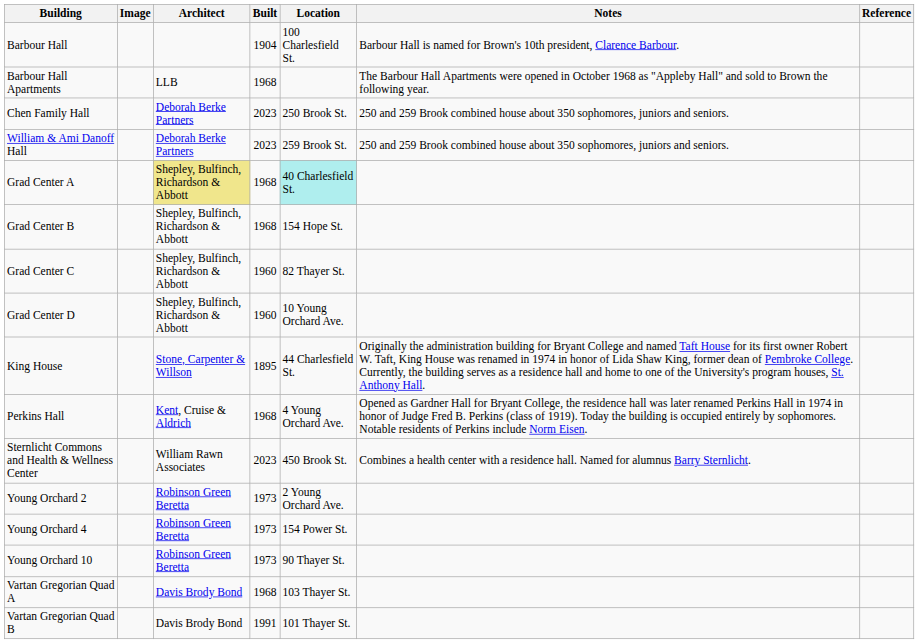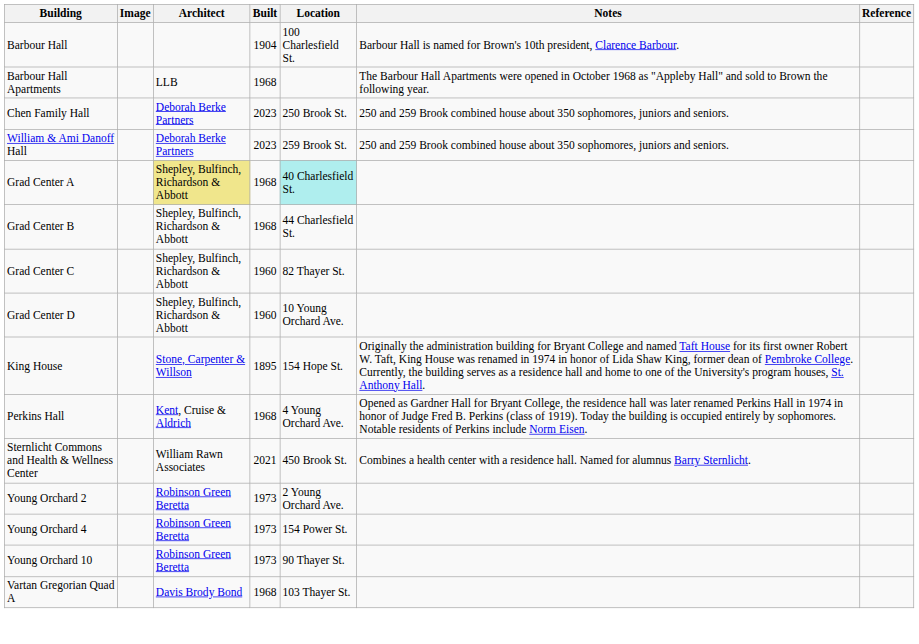(313, 226) 154 Hope St. -> (318, 226) 44 Charlesfield St.
(318, 365) 44 Charlesfield St. -> (313, 365) 154 Hope St.
(265, 460) 2023 -> (265, 460) 2021
- row: (61, 623)
